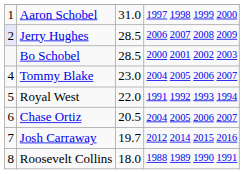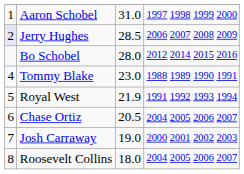(130, 55) 28.5 -> (130, 55) 28.0
(192, 55) 2000 2001 2002 2003 -> (192, 55) 2012 2014 2015 2016
(192, 76) 2004 2005 2006 2007 -> (192, 76) 1988 1989 1990 1991
(130, 96) 22.0 -> (130, 96) 21.9
(130, 138) 19.7 -> (130, 138) 19.0
(192, 138) 2012 2014 2015 2016 -> (192, 138) 2000 2001 2002 2003
(192, 158) 1988 1989 1990 1991 -> (192, 158) 2004 2005 2006 2007
